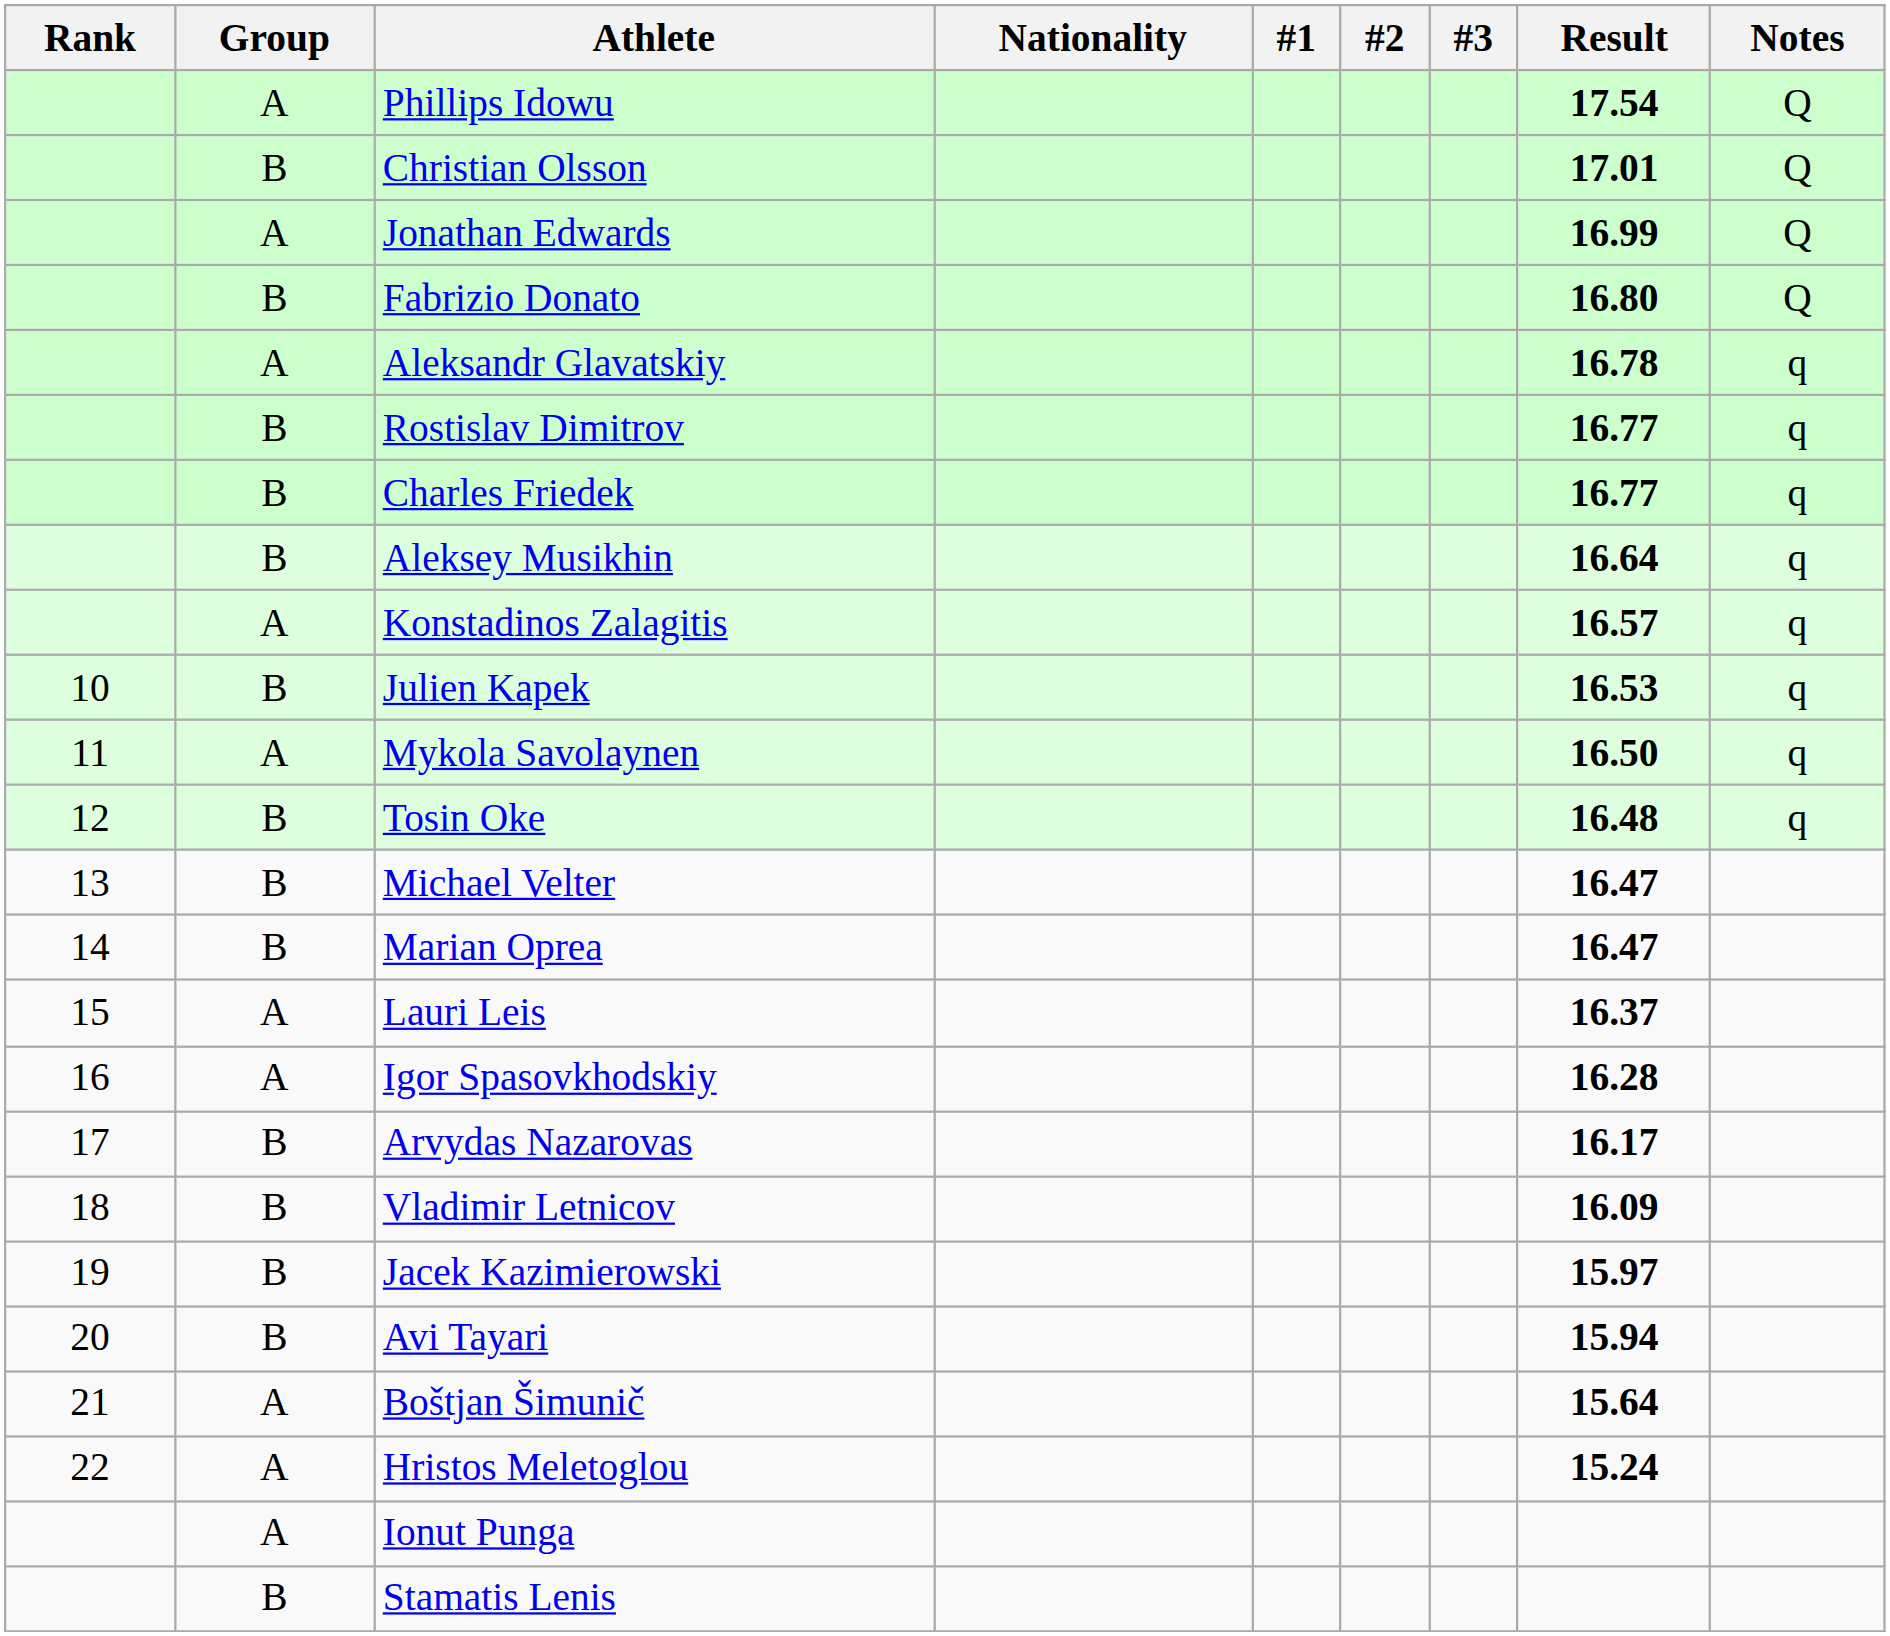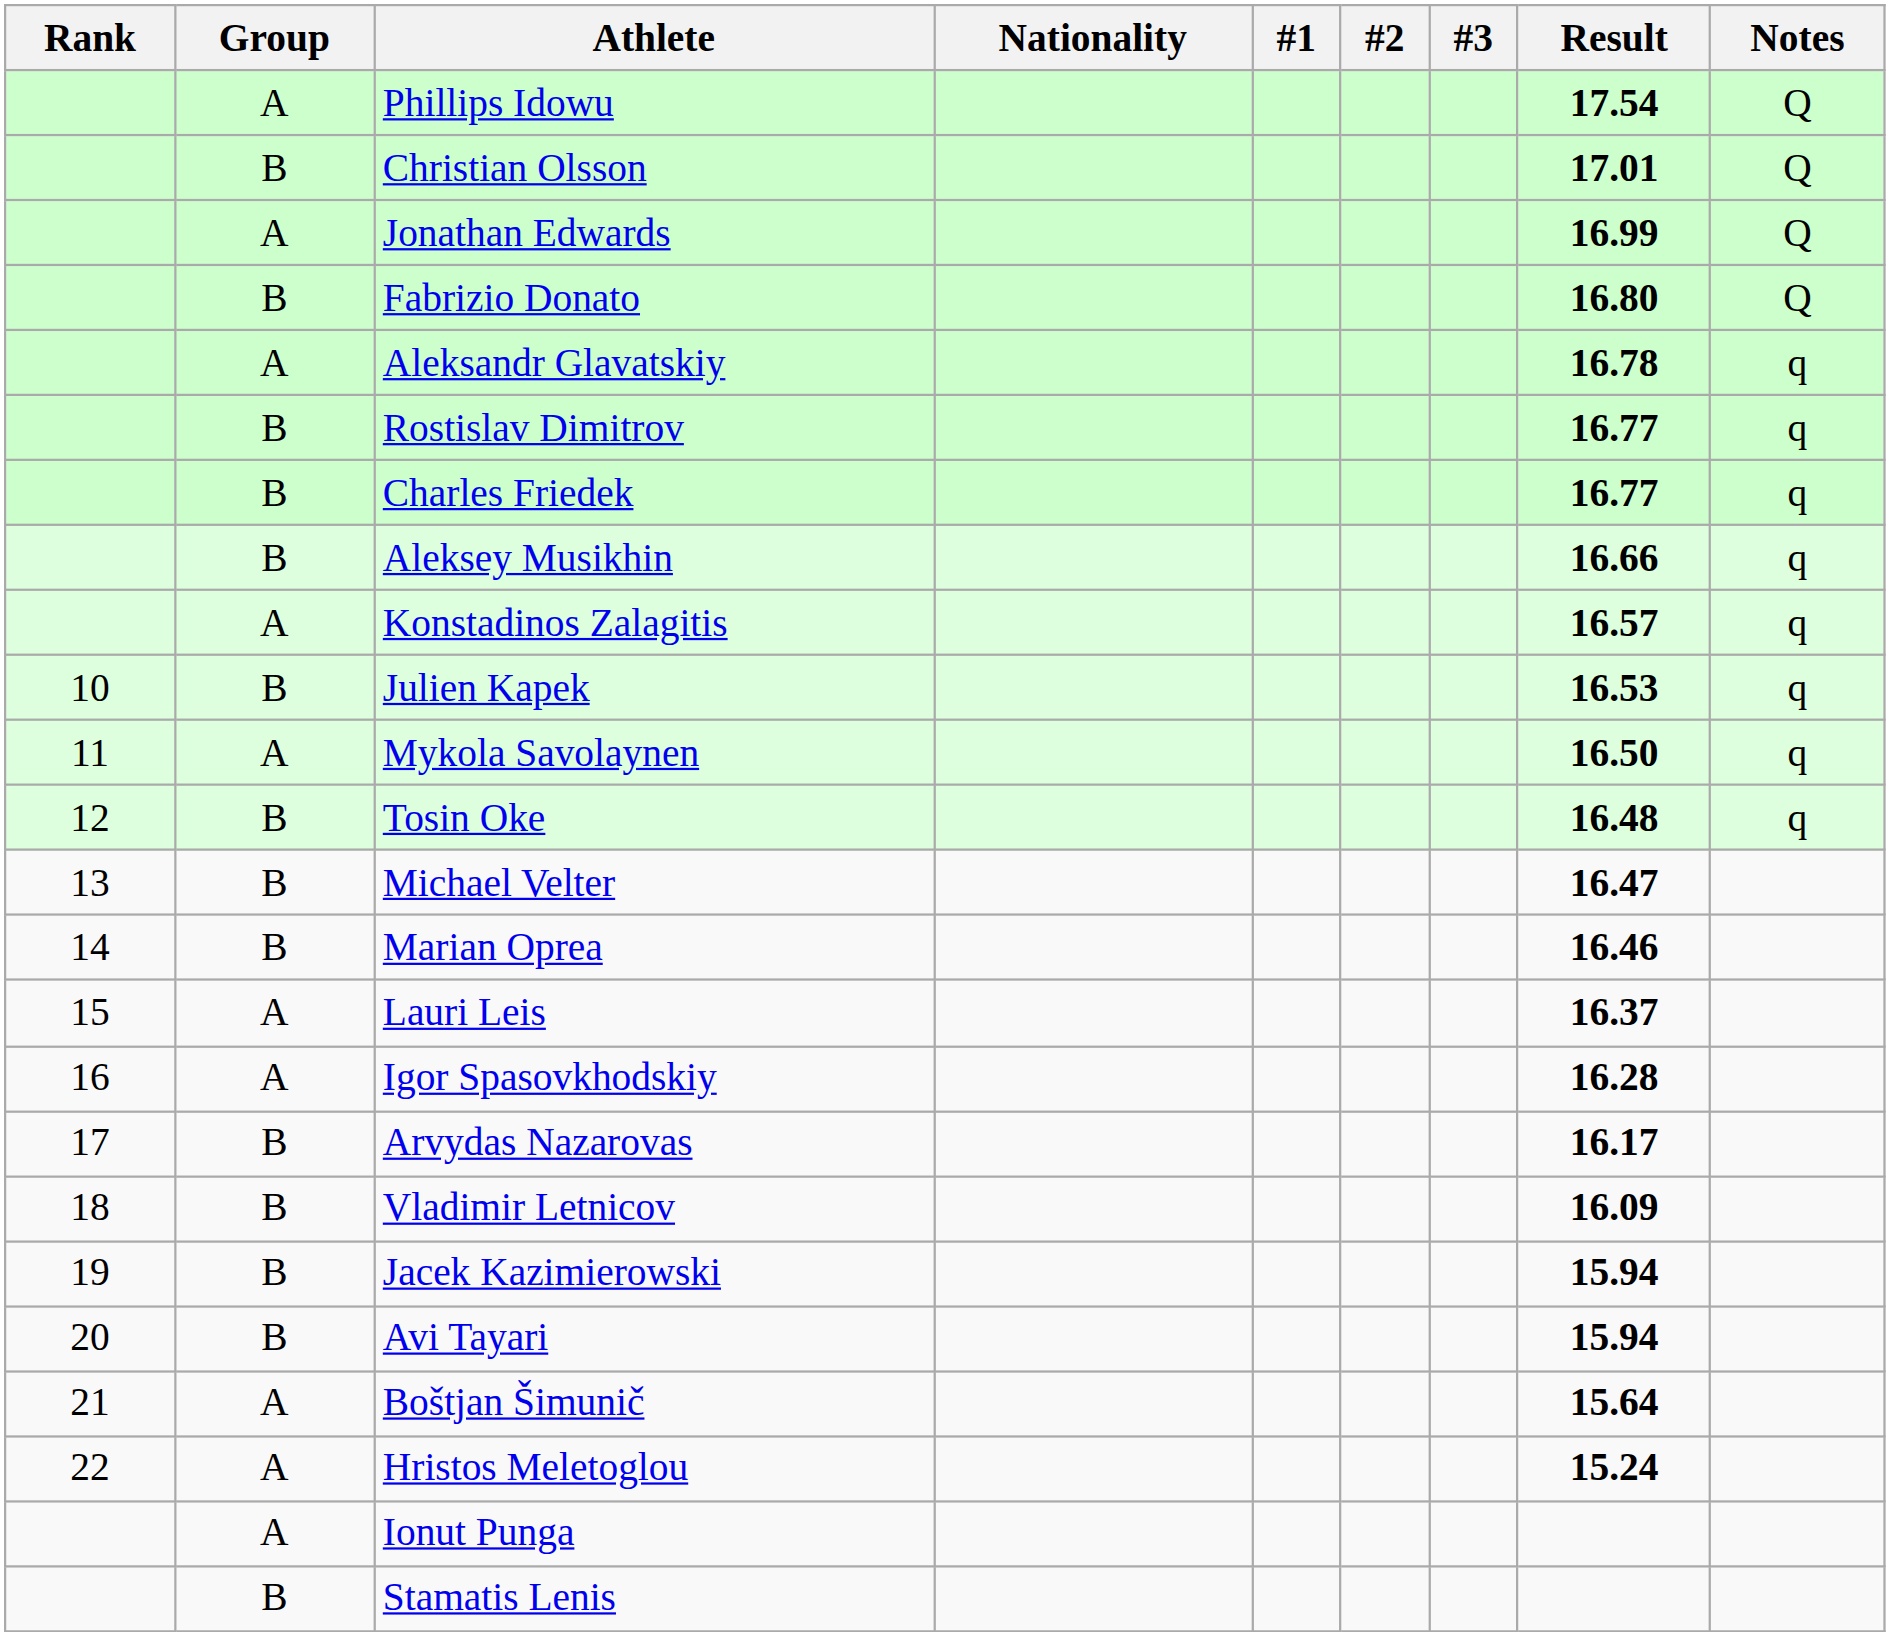(1614, 556) 16.64 -> (1614, 556) 16.66
(1614, 947) 16.47 -> (1614, 947) 16.46
(1614, 1272) 15.97 -> (1614, 1272) 15.94
